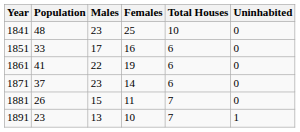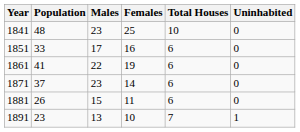(170, 100) 7 -> (170, 100) 6
